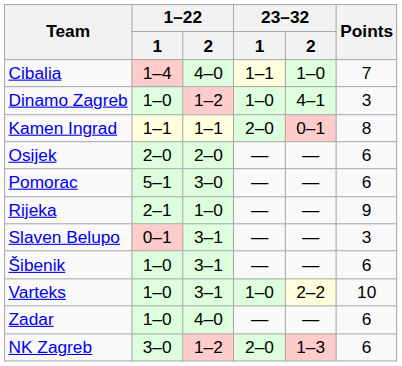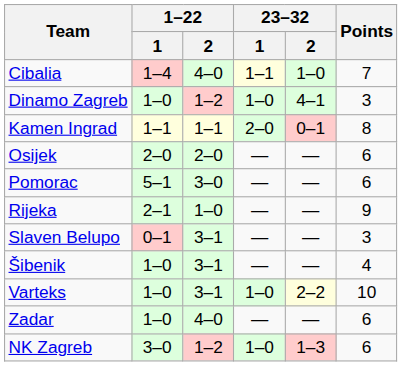(367, 264) 6 -> (367, 264) 4
(260, 347) 2–0 -> (260, 347) 1–0
